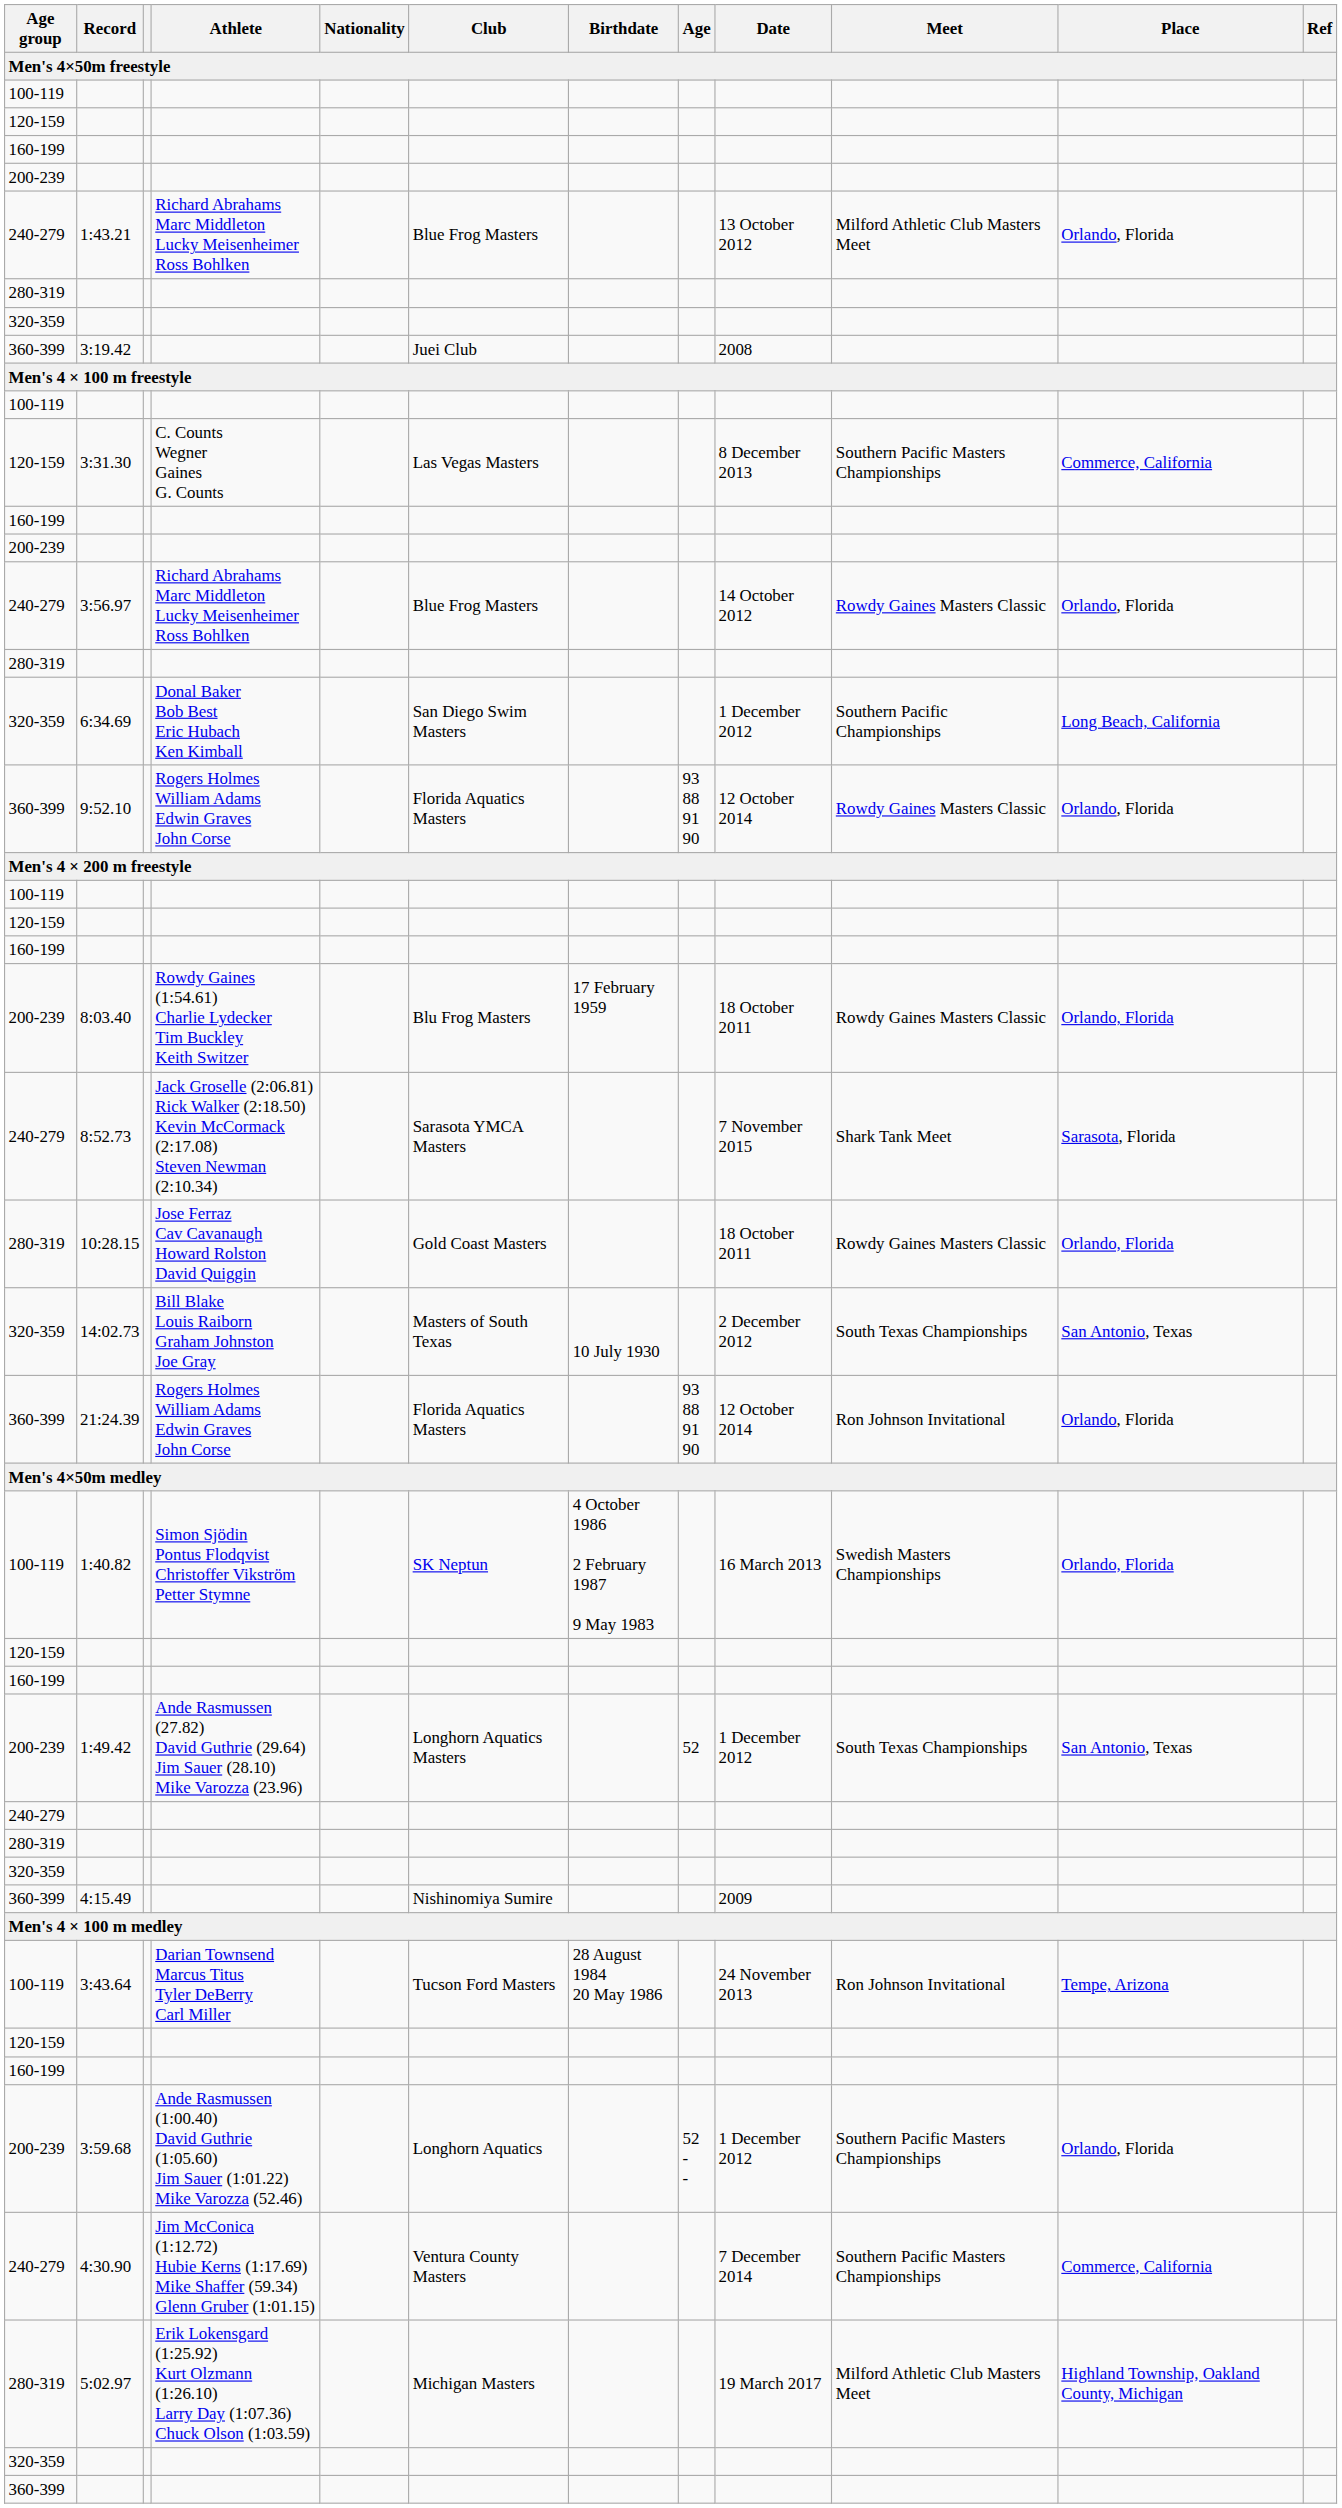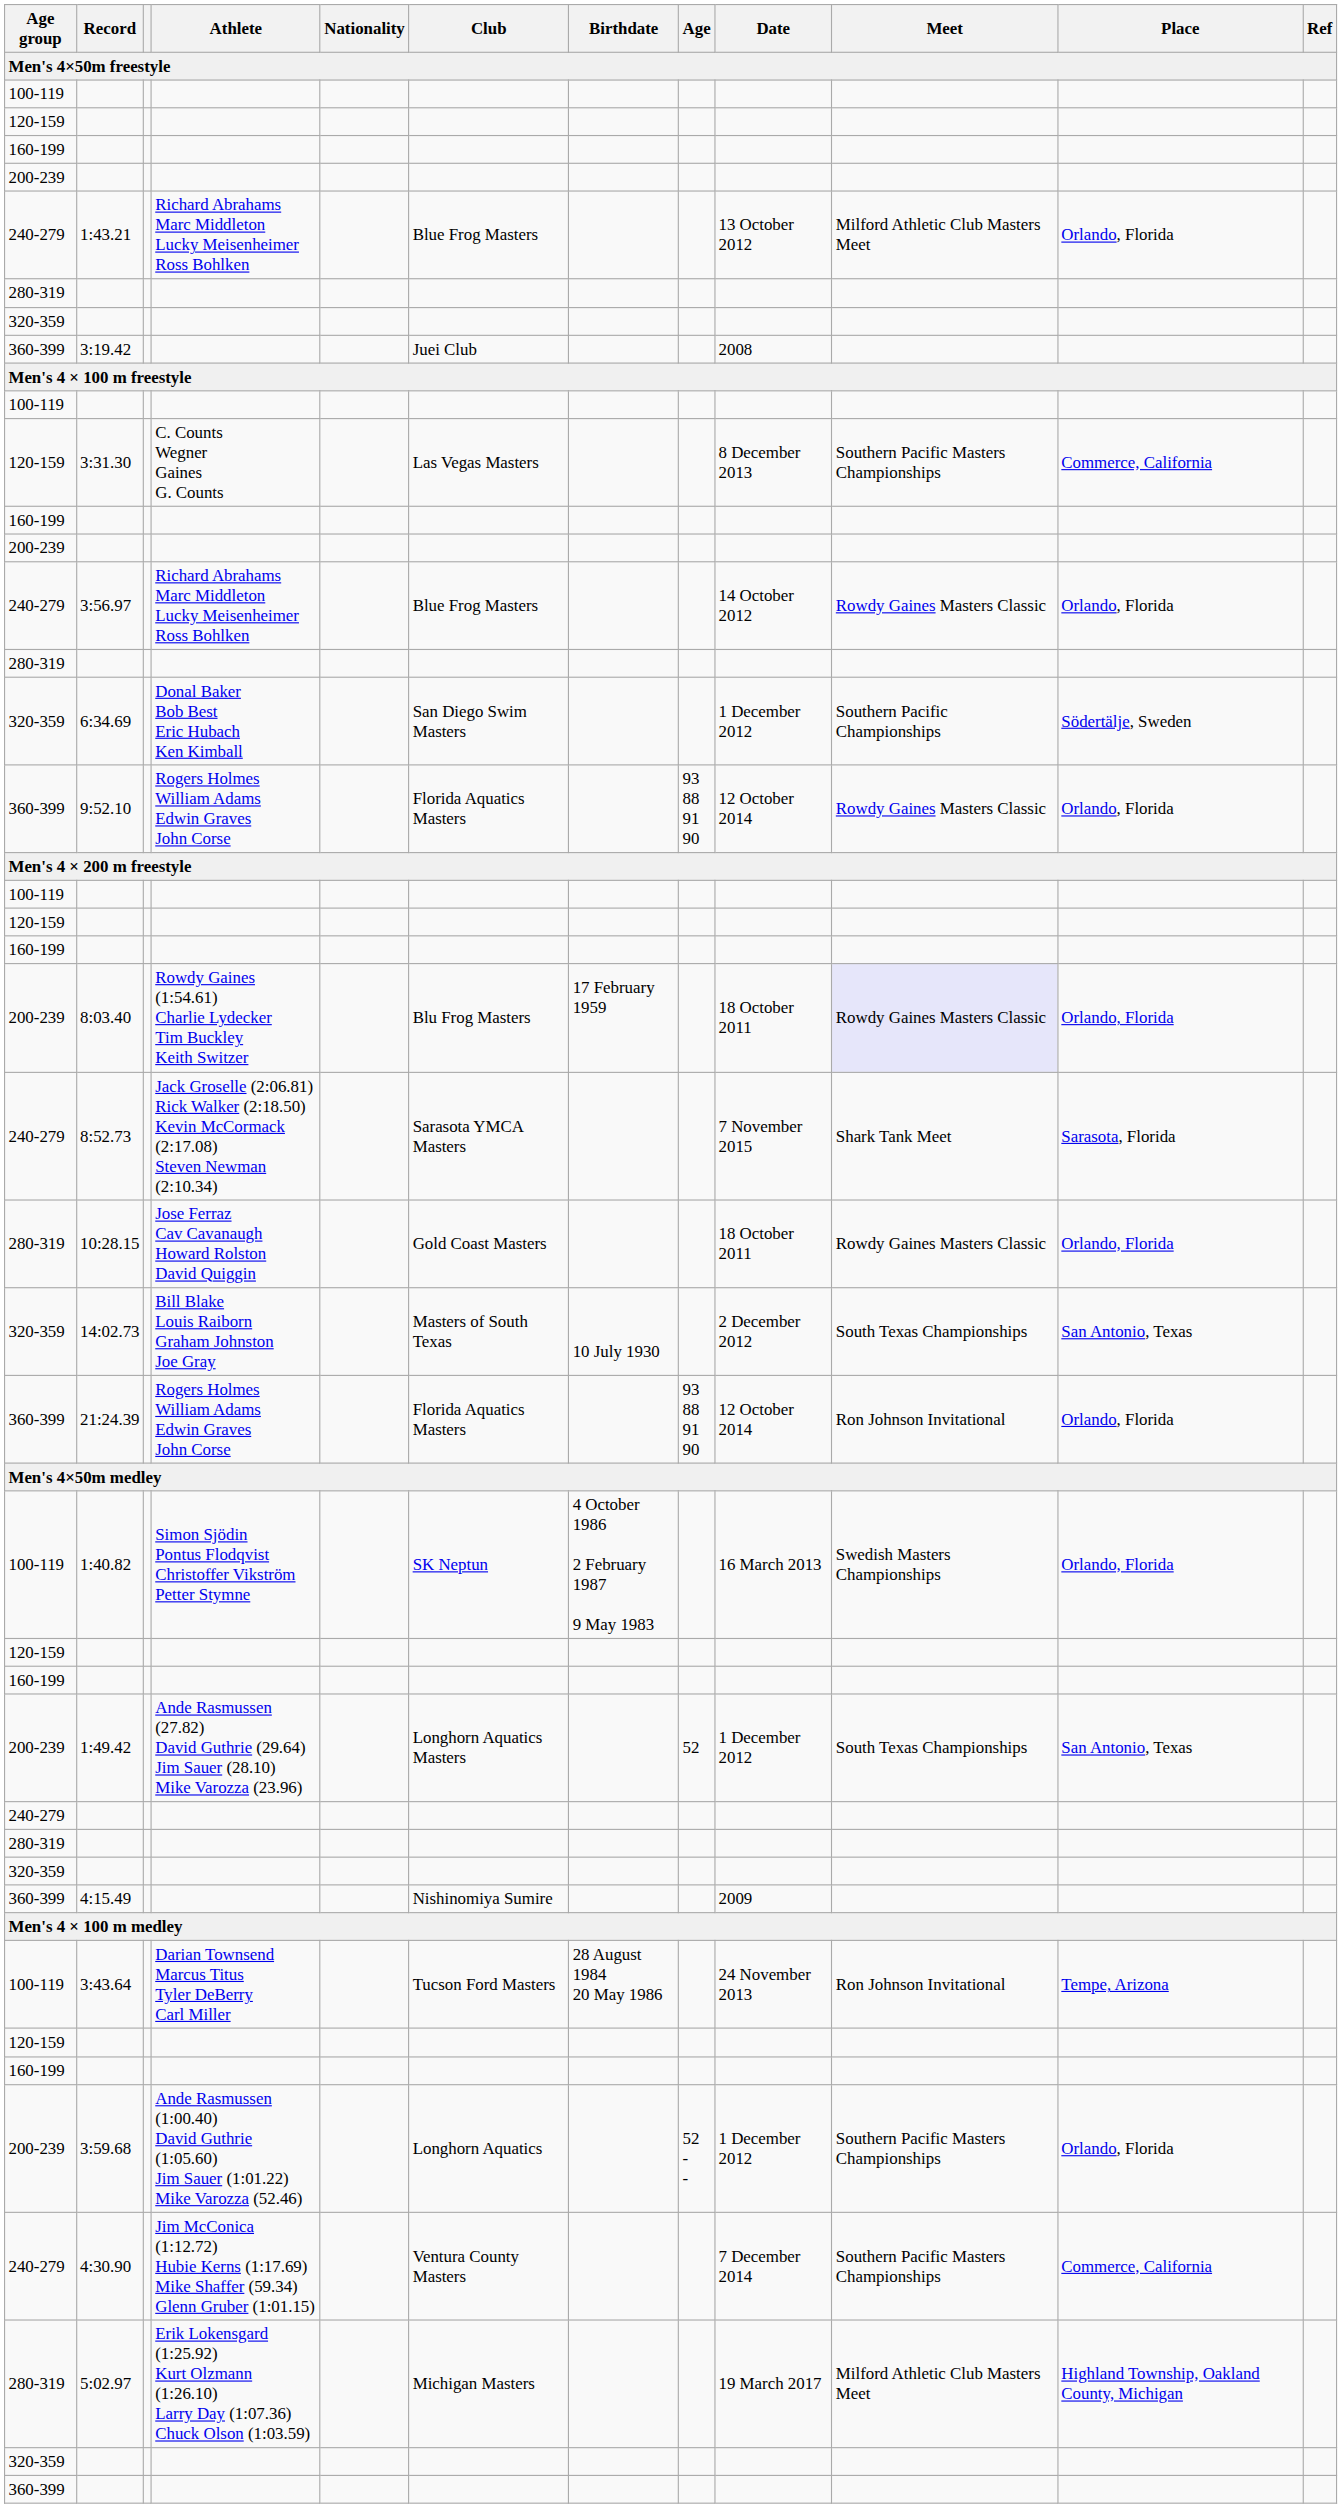(1141, 721) Long Beach, California -> (1126, 721) Södertälje, Sweden
(941, 1018) no background -> (941, 1018) lavender background
